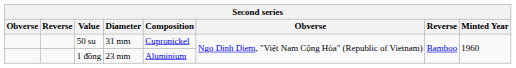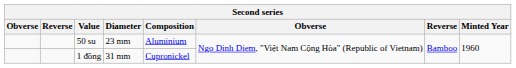(118, 41) 31 mm -> (118, 41) 23 mm
(167, 41) Cupronickel -> (166, 41) Aluminium
(118, 56) 23 mm -> (118, 56) 31 mm
(166, 56) Aluminium -> (167, 56) Cupronickel
